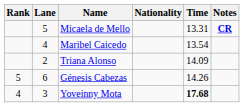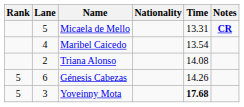(197, 61) 14.09 -> (197, 61) 14.08
(18, 94) 4 -> (18, 94) 5
